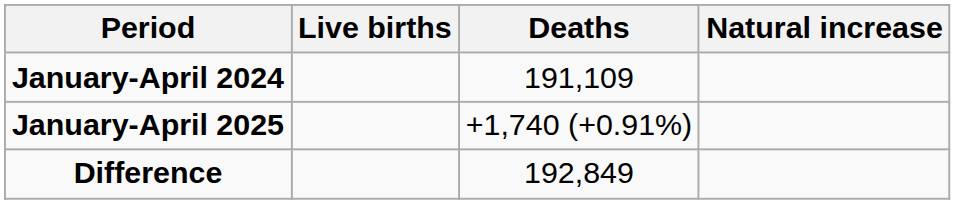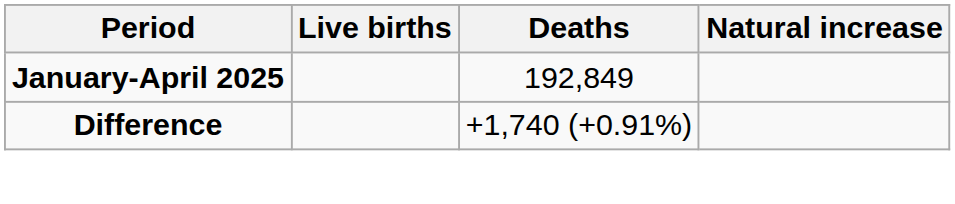- row: (148, 76)
(579, 125) +1,740 (+0.91%) -> (579, 76) 192,849
(579, 173) 192,849 -> (579, 125) +1,740 (+0.91%)
